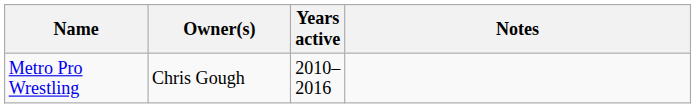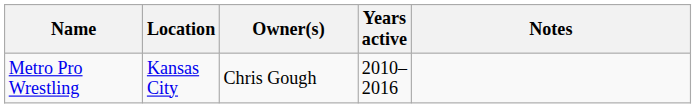+ column: (181, 29)
